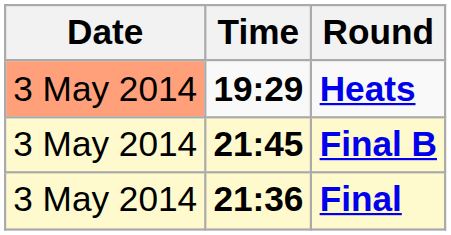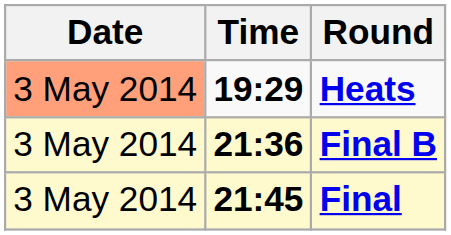(258, 144) 21:45 -> (258, 144) 21:36
(258, 199) 21:36 -> (258, 199) 21:45
